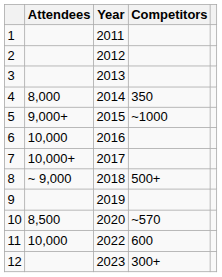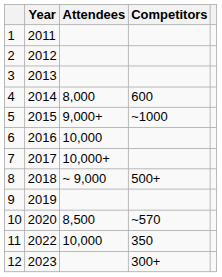columns swapped: (111, 14) <-> (59, 14)
(142, 96) 350 -> (142, 96) 600
(142, 240) 600 -> (142, 240) 350
